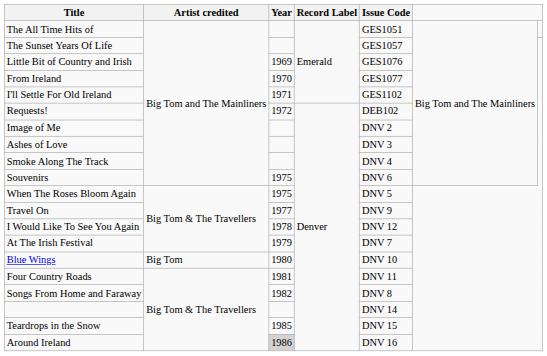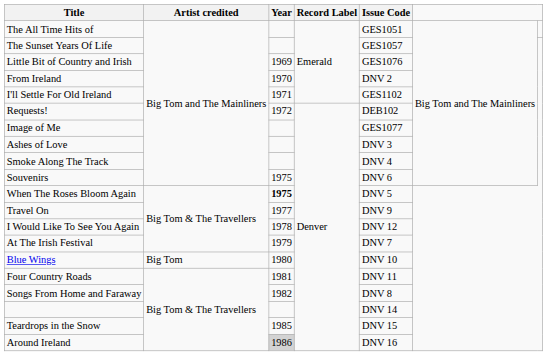(382, 78) GES1077 -> (377, 78) DNV 2
(377, 128) DNV 2 -> (382, 128) GES1077
(282, 194) normal -> (282, 194) bold
